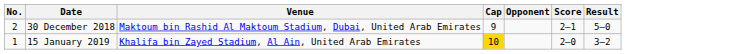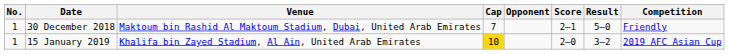+ column: (672, 12)
(15, 27) 2 -> (15, 27) 1
(493, 27) 9 -> (493, 27) 7
